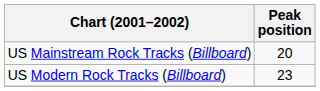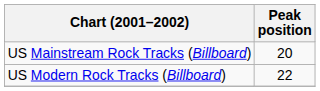(285, 75) 23 -> (285, 75) 22
